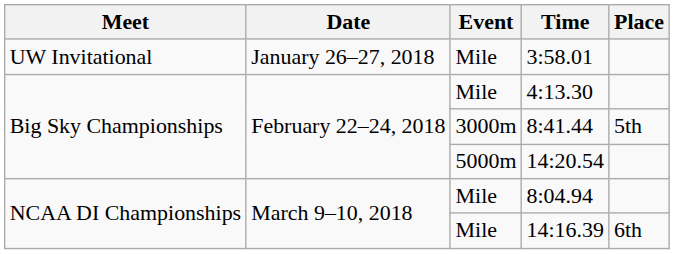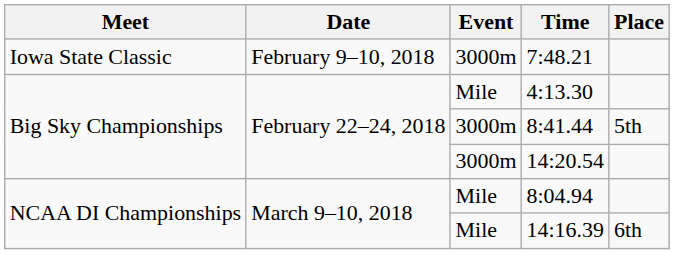- row: (560, 56)
+ row: (560, 56)
(486, 160) 5000m -> (486, 160) 3000m
